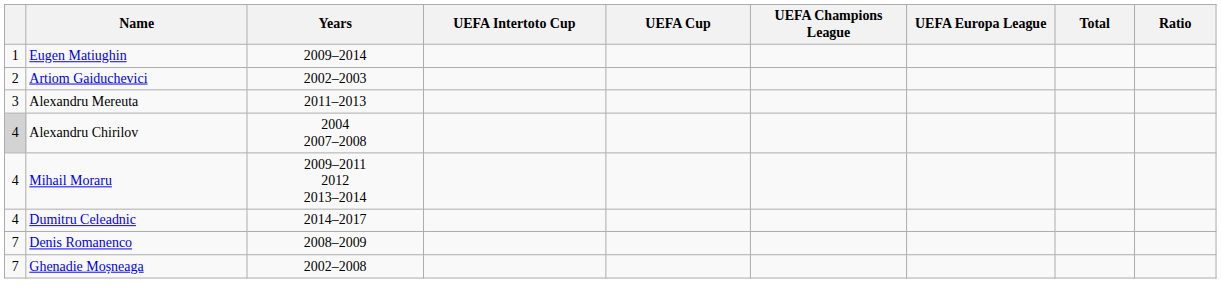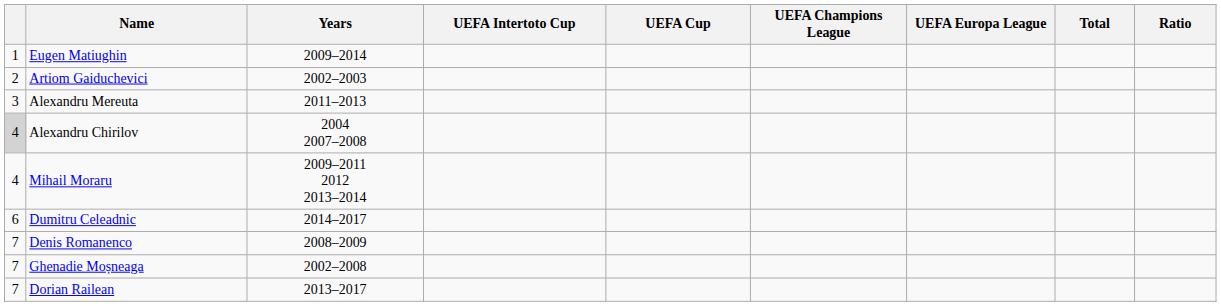(15, 220) 4 -> (15, 220) 6
+ row: (72, 289)
